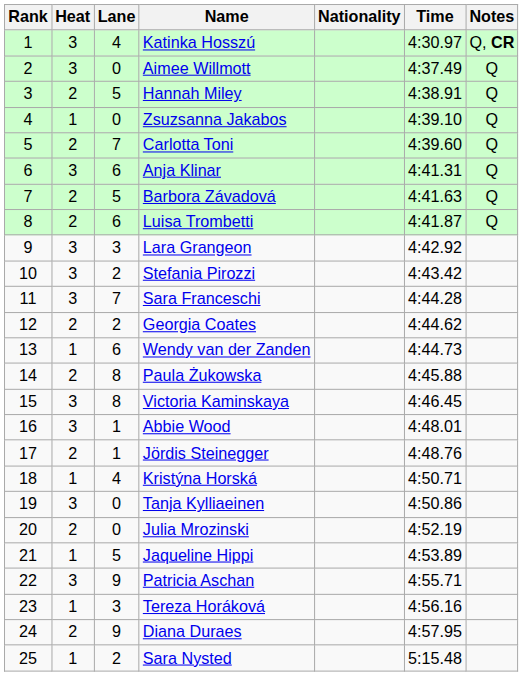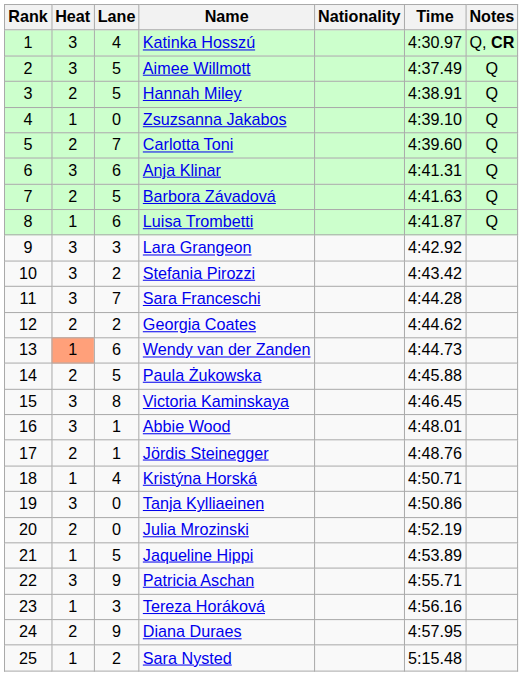(117, 68) 0 -> (117, 68) 5
(73, 222) 2 -> (73, 222) 1
(73, 350) no background -> (73, 350) lightsalmon background
(117, 376) 8 -> (117, 376) 5
